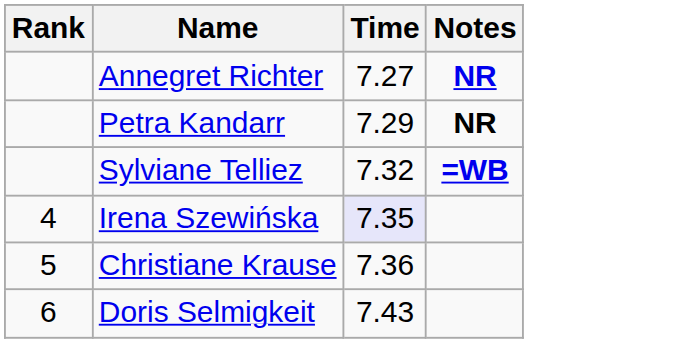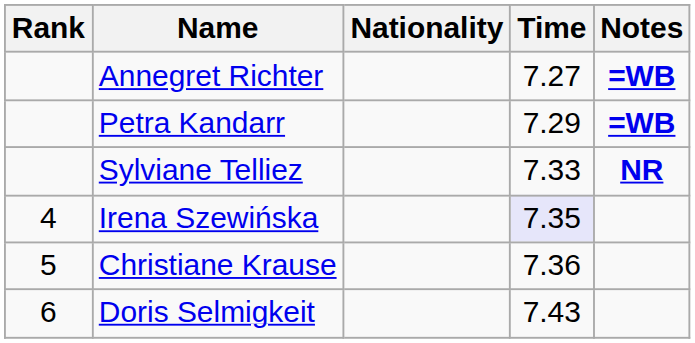+ column: (427, 28)
(475, 75) NR -> (642, 75) =WB
(475, 123) NR -> (642, 123) =WB
(385, 170) 7.32 -> (552, 170) 7.33
(475, 170) =WB -> (642, 170) NR
